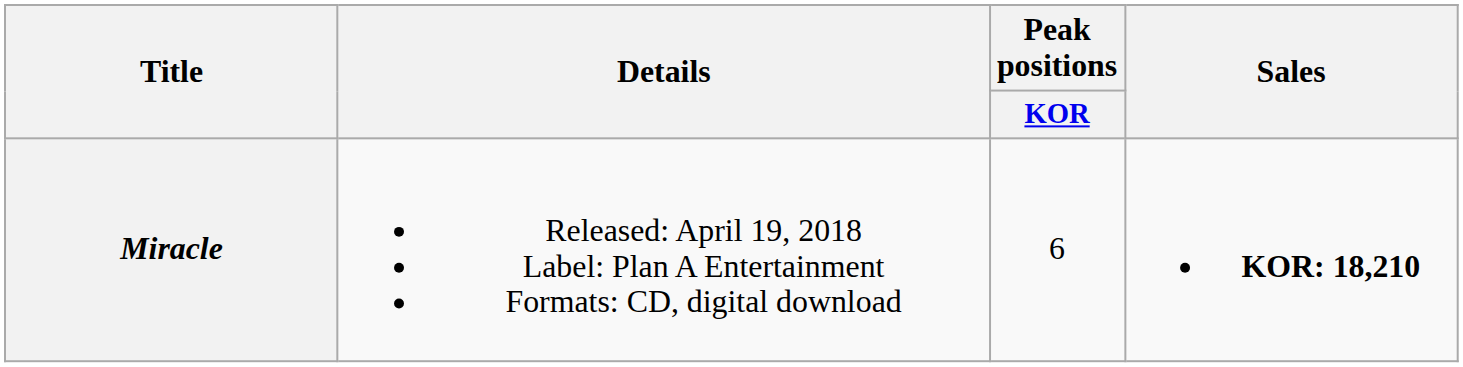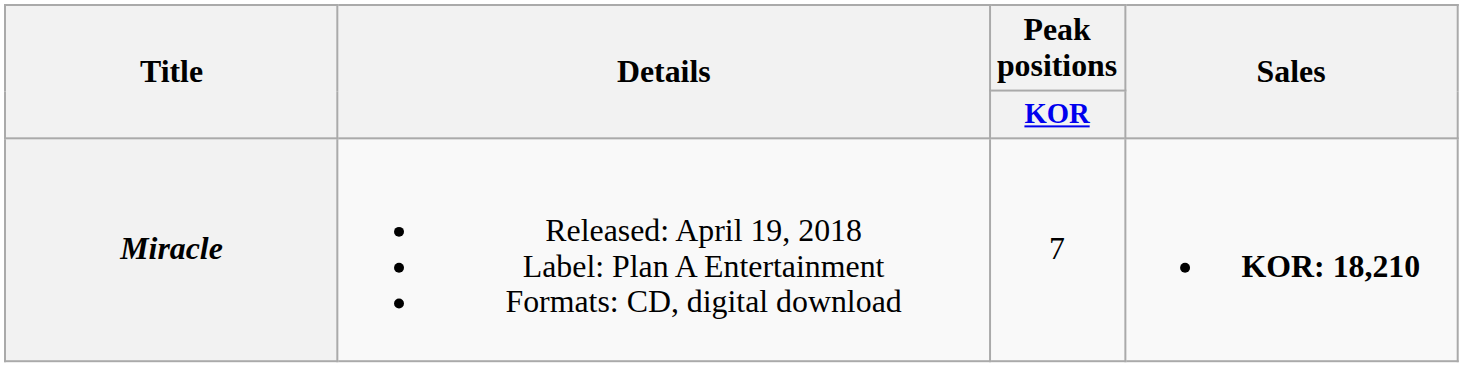(1057, 248) 6 -> (1057, 248) 7
